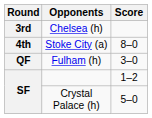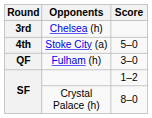(129, 45) 8–0 -> (129, 45) 5–0
(129, 99) 5–0 -> (129, 99) 8–0
